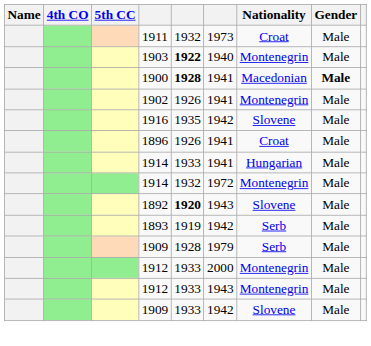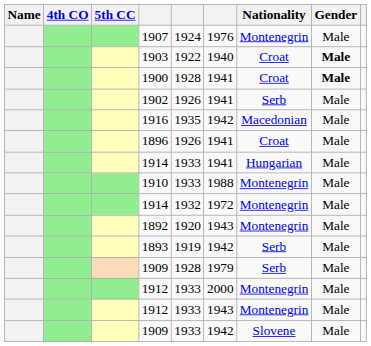- row: (24, 36)
+ row: (24, 36)
(188, 57) bold -> (188, 57) normal
(274, 57) Montenegrin -> (274, 57) Croat
(336, 57) normal -> (336, 57) bold
(188, 78) bold -> (188, 78) normal
(274, 78) Macedonian -> (274, 78) Croat
(274, 99) Montenegrin -> (274, 99) Serb
(274, 120) Slovene -> (274, 120) Macedonian
+ row: (24, 183)
(188, 204) bold -> (188, 225) normal
(274, 204) Slovene -> (274, 225) Montenegrin
